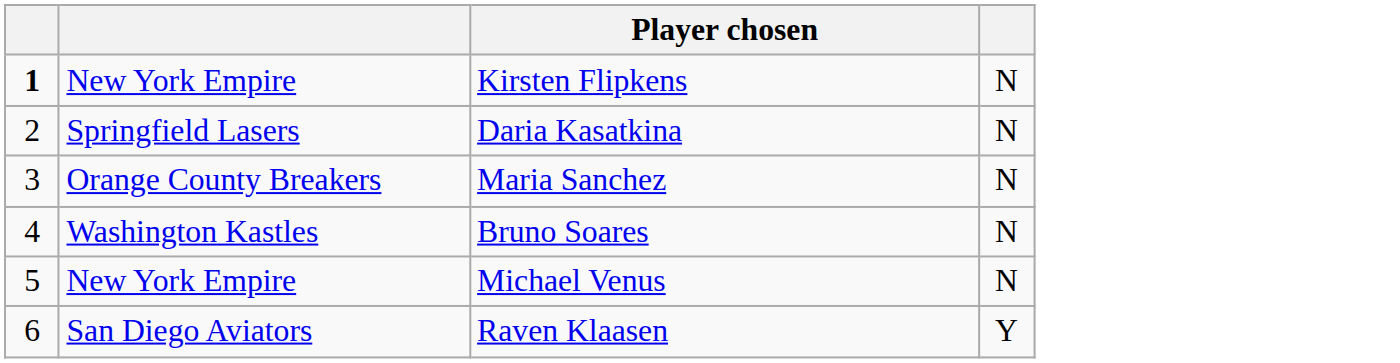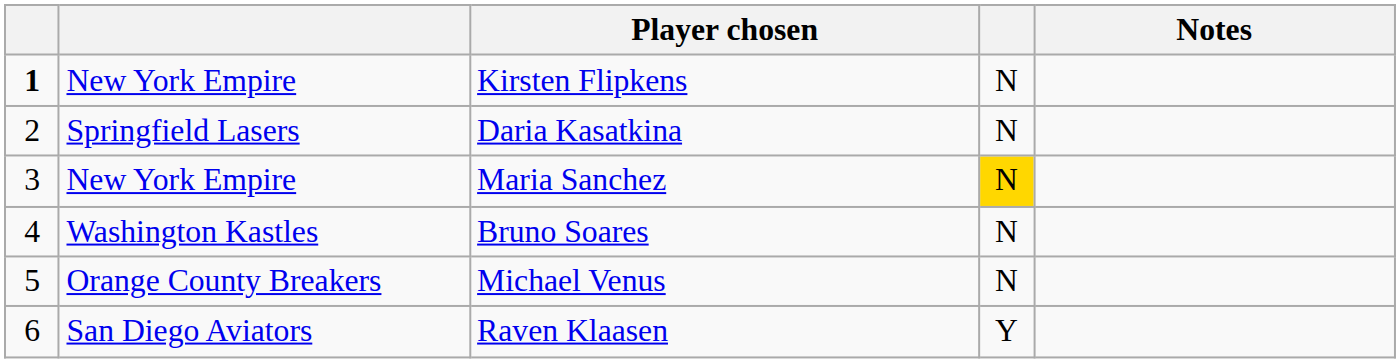+ column: (1214, 29)
(224, 180) Orange County Breakers -> (181, 180) New York Empire
(1006, 180) no background -> (1006, 180) gold background
(181, 280) New York Empire -> (224, 280) Orange County Breakers
